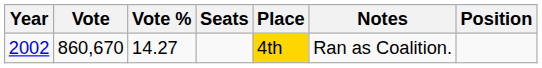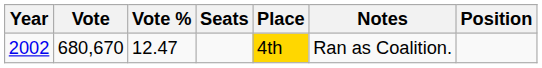(91, 47) 860,670 -> (91, 47) 680,670
(155, 47) 14.27 -> (155, 47) 12.47
